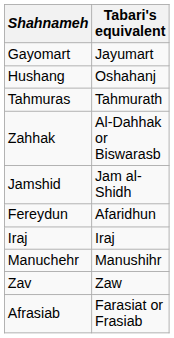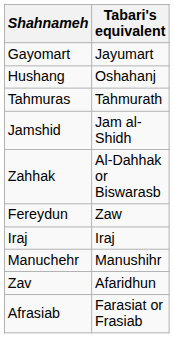rows swapped: (34, 184) <-> (31, 138)
(125, 215) Afaridhun -> (108, 215) Zaw
(108, 283) Zaw -> (125, 283) Afaridhun
